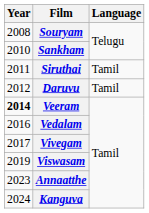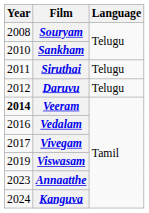(105, 69) Tamil -> (108, 69) Telugu
(105, 87) Tamil -> (108, 87) Telugu
